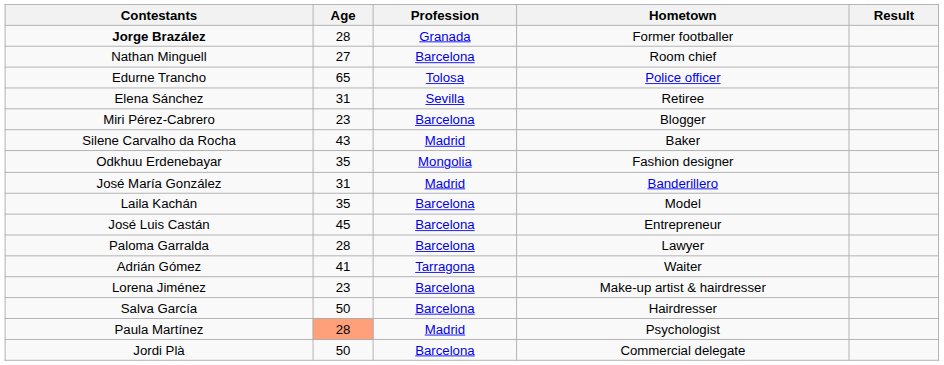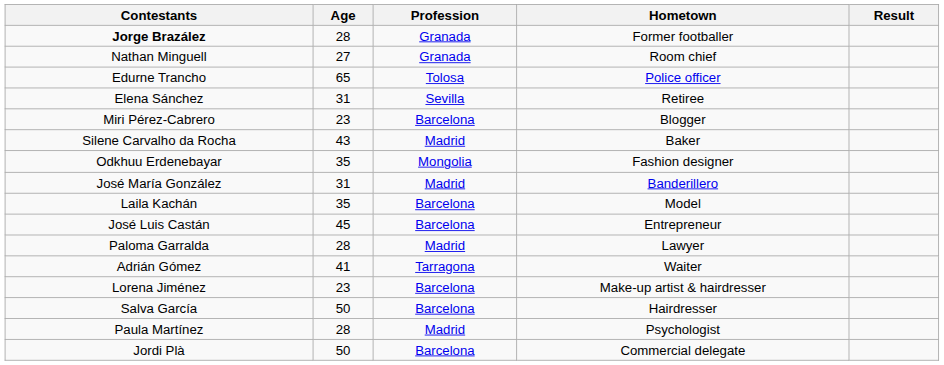(445, 57) Barcelona -> (445, 57) Granada
(445, 245) Barcelona -> (445, 245) Madrid
(343, 329) lightsalmon background -> (343, 329) no background
